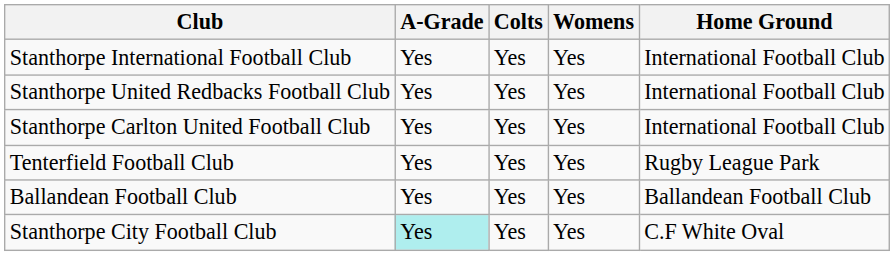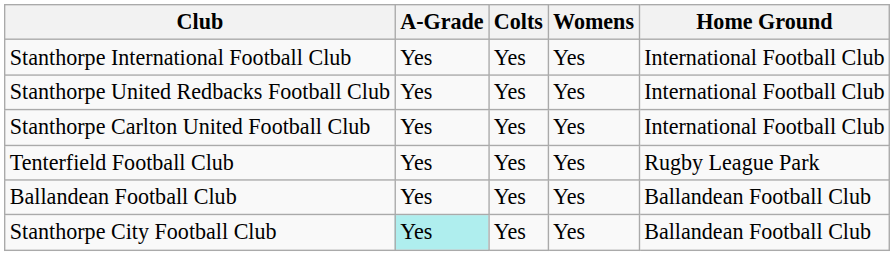(714, 232) C.F White Oval -> (758, 232) Ballandean Football Club
